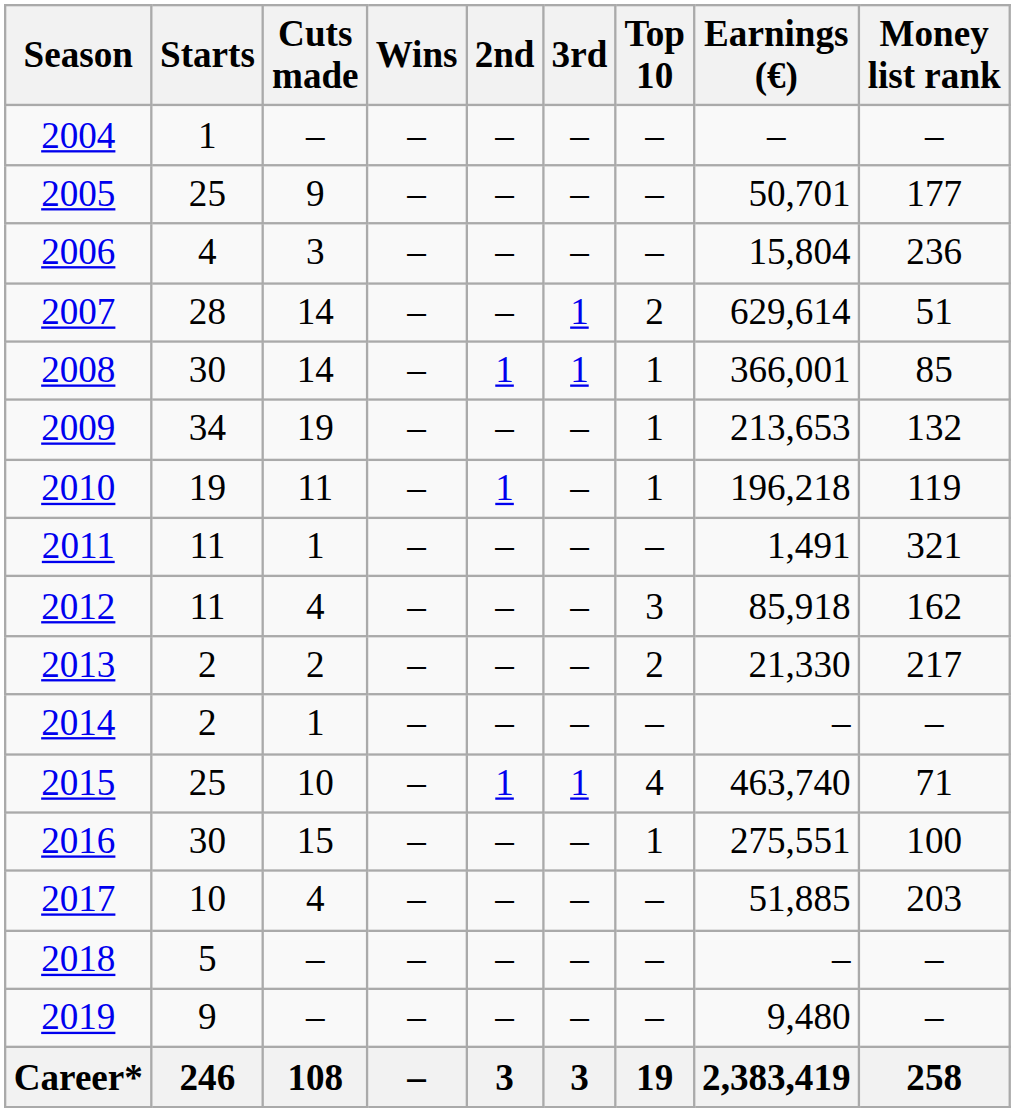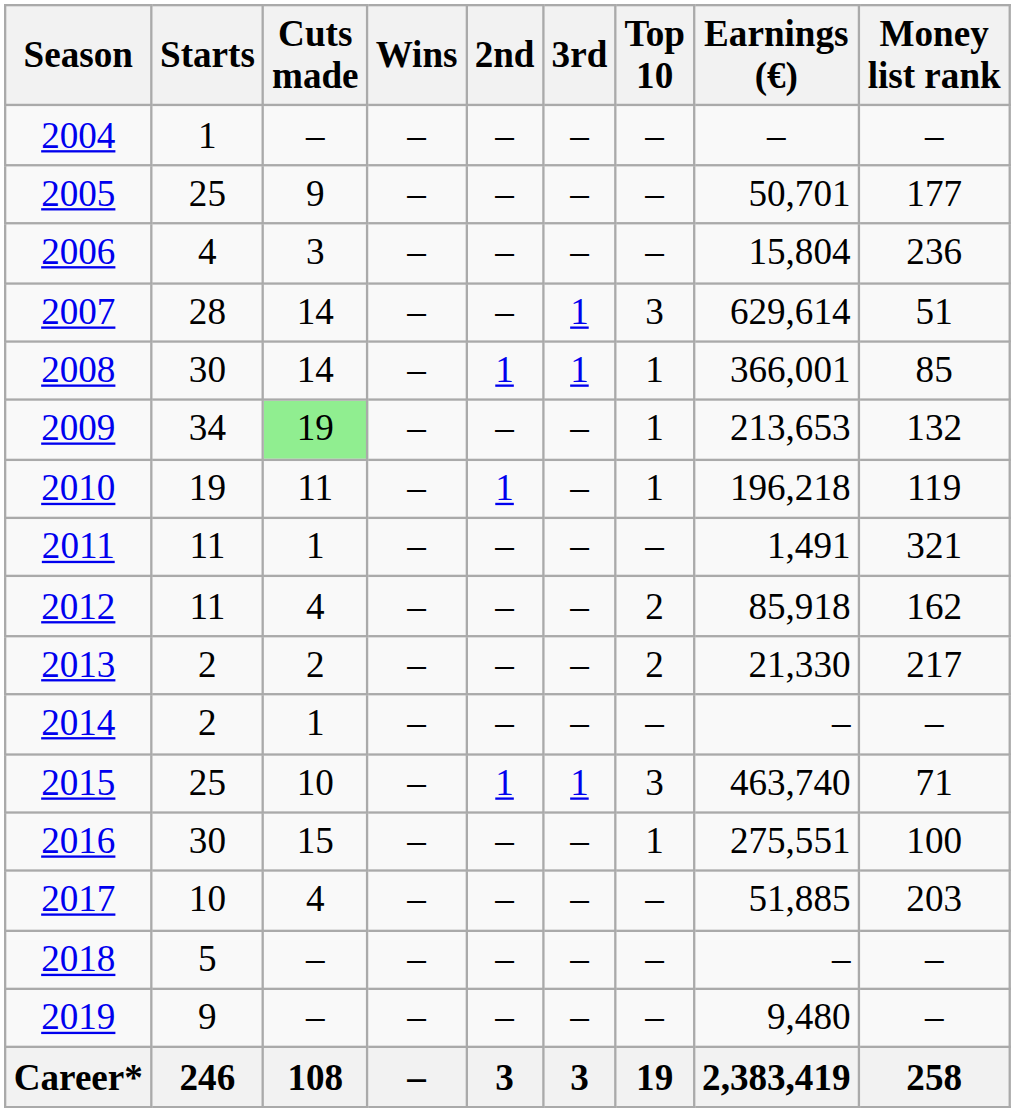(655, 311) 2 -> (655, 311) 3
(315, 428) no background -> (315, 428) lightgreen background
(655, 605) 3 -> (655, 605) 2
(655, 782) 4 -> (655, 782) 3
